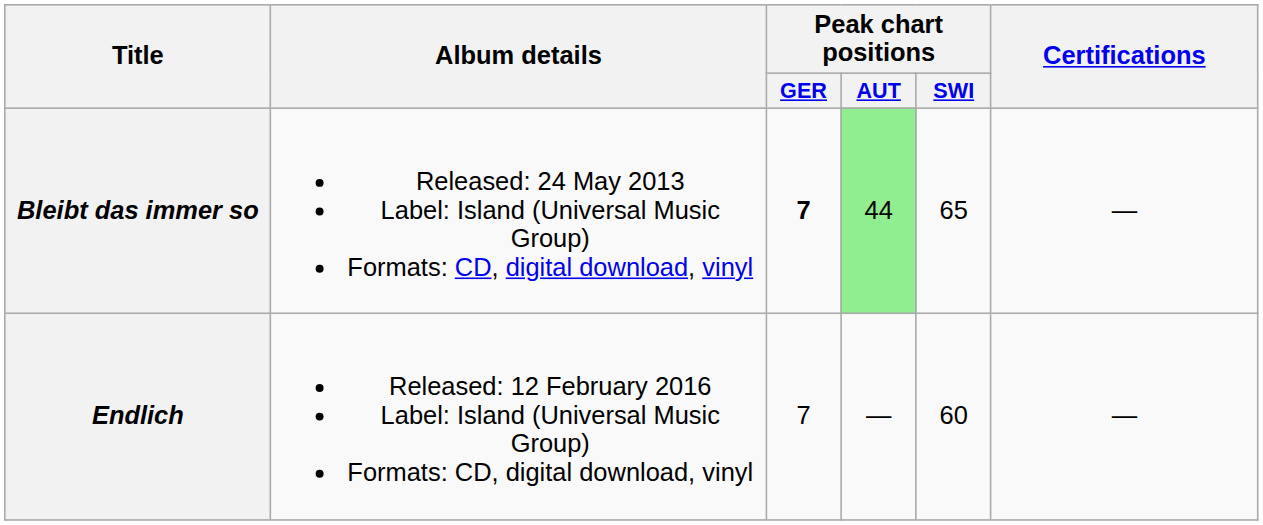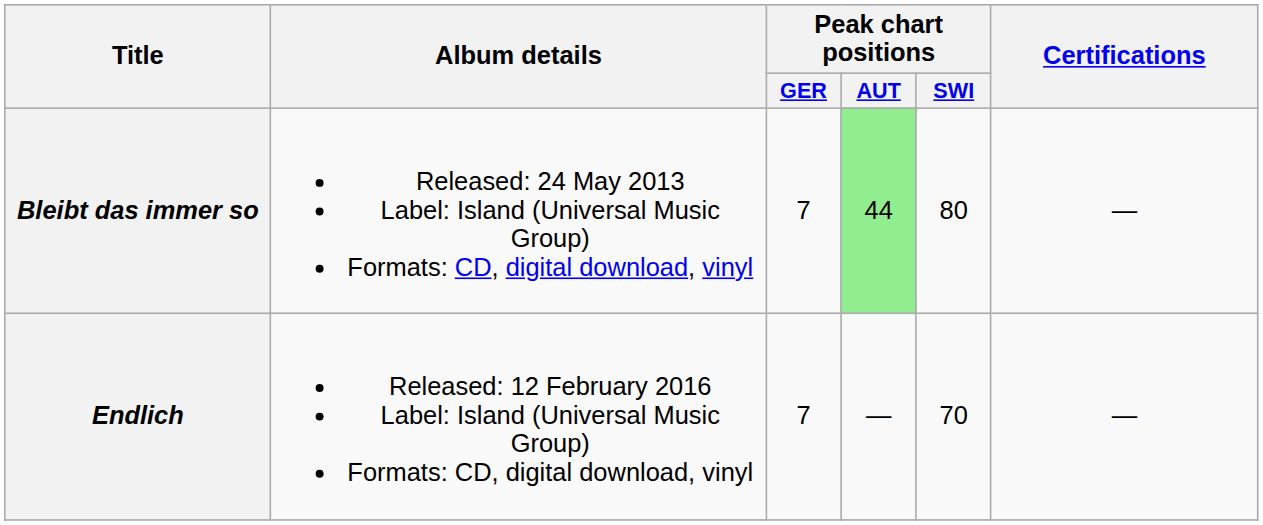(804, 210) bold -> (804, 210) normal
(954, 210) 65 -> (954, 210) 80
(954, 416) 60 -> (954, 416) 70
